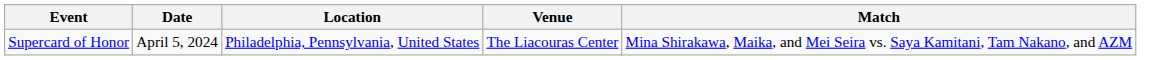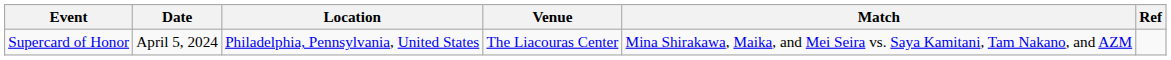+ column: (1151, 16)
